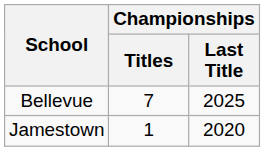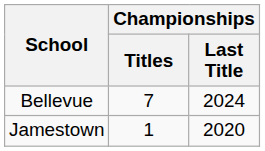(224, 100) 2025 -> (224, 100) 2024
